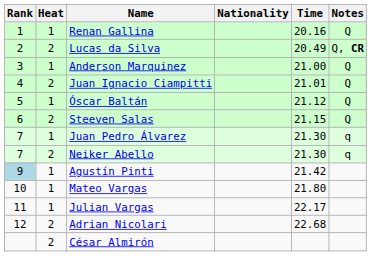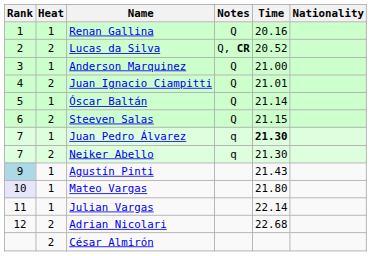columns swapped: (253, 13) <-> (348, 13)
(310, 48) 20.49 -> (271, 48) 20.52
(310, 101) 21.12 -> (271, 101) 21.14
(310, 136) normal -> (271, 136) bold
(310, 171) 21.42 -> (271, 171) 21.43
(20, 189) no background -> (20, 189) lavender background
(310, 207) 22.17 -> (271, 207) 22.14
